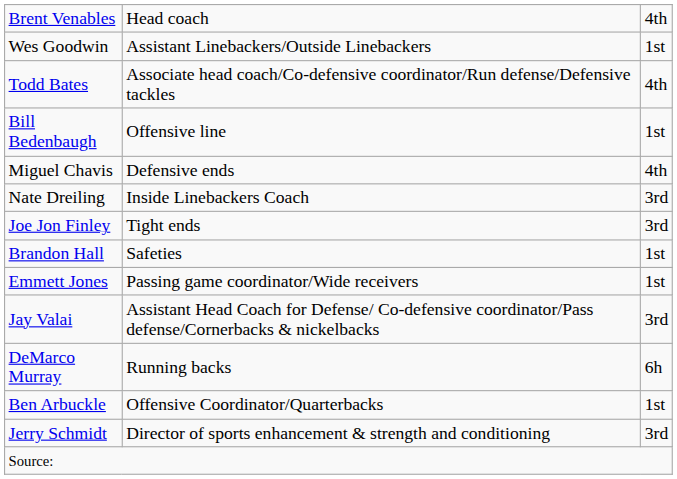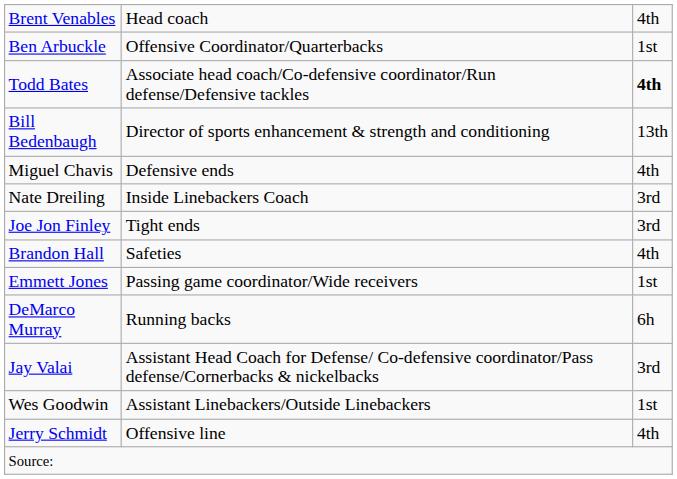rows swapped: (57, 404) <-> (58, 46)
(656, 84) normal -> (649, 84) bold
(176, 131) Offensive line -> (338, 131) Director of sports enhancement & strength and conditioning
(655, 131) 1st -> (653, 131) 13th
(655, 253) 1st -> (648, 253) 4th
rows swapped: (42, 366) <-> (40, 319)
(338, 432) Director of sports enhancement & strength and conditioning -> (176, 432) Offensive line
(656, 432) 3rd -> (648, 432) 4th
